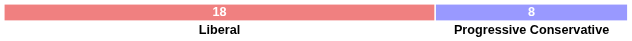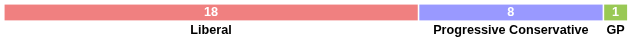+ column: (616, 12)
